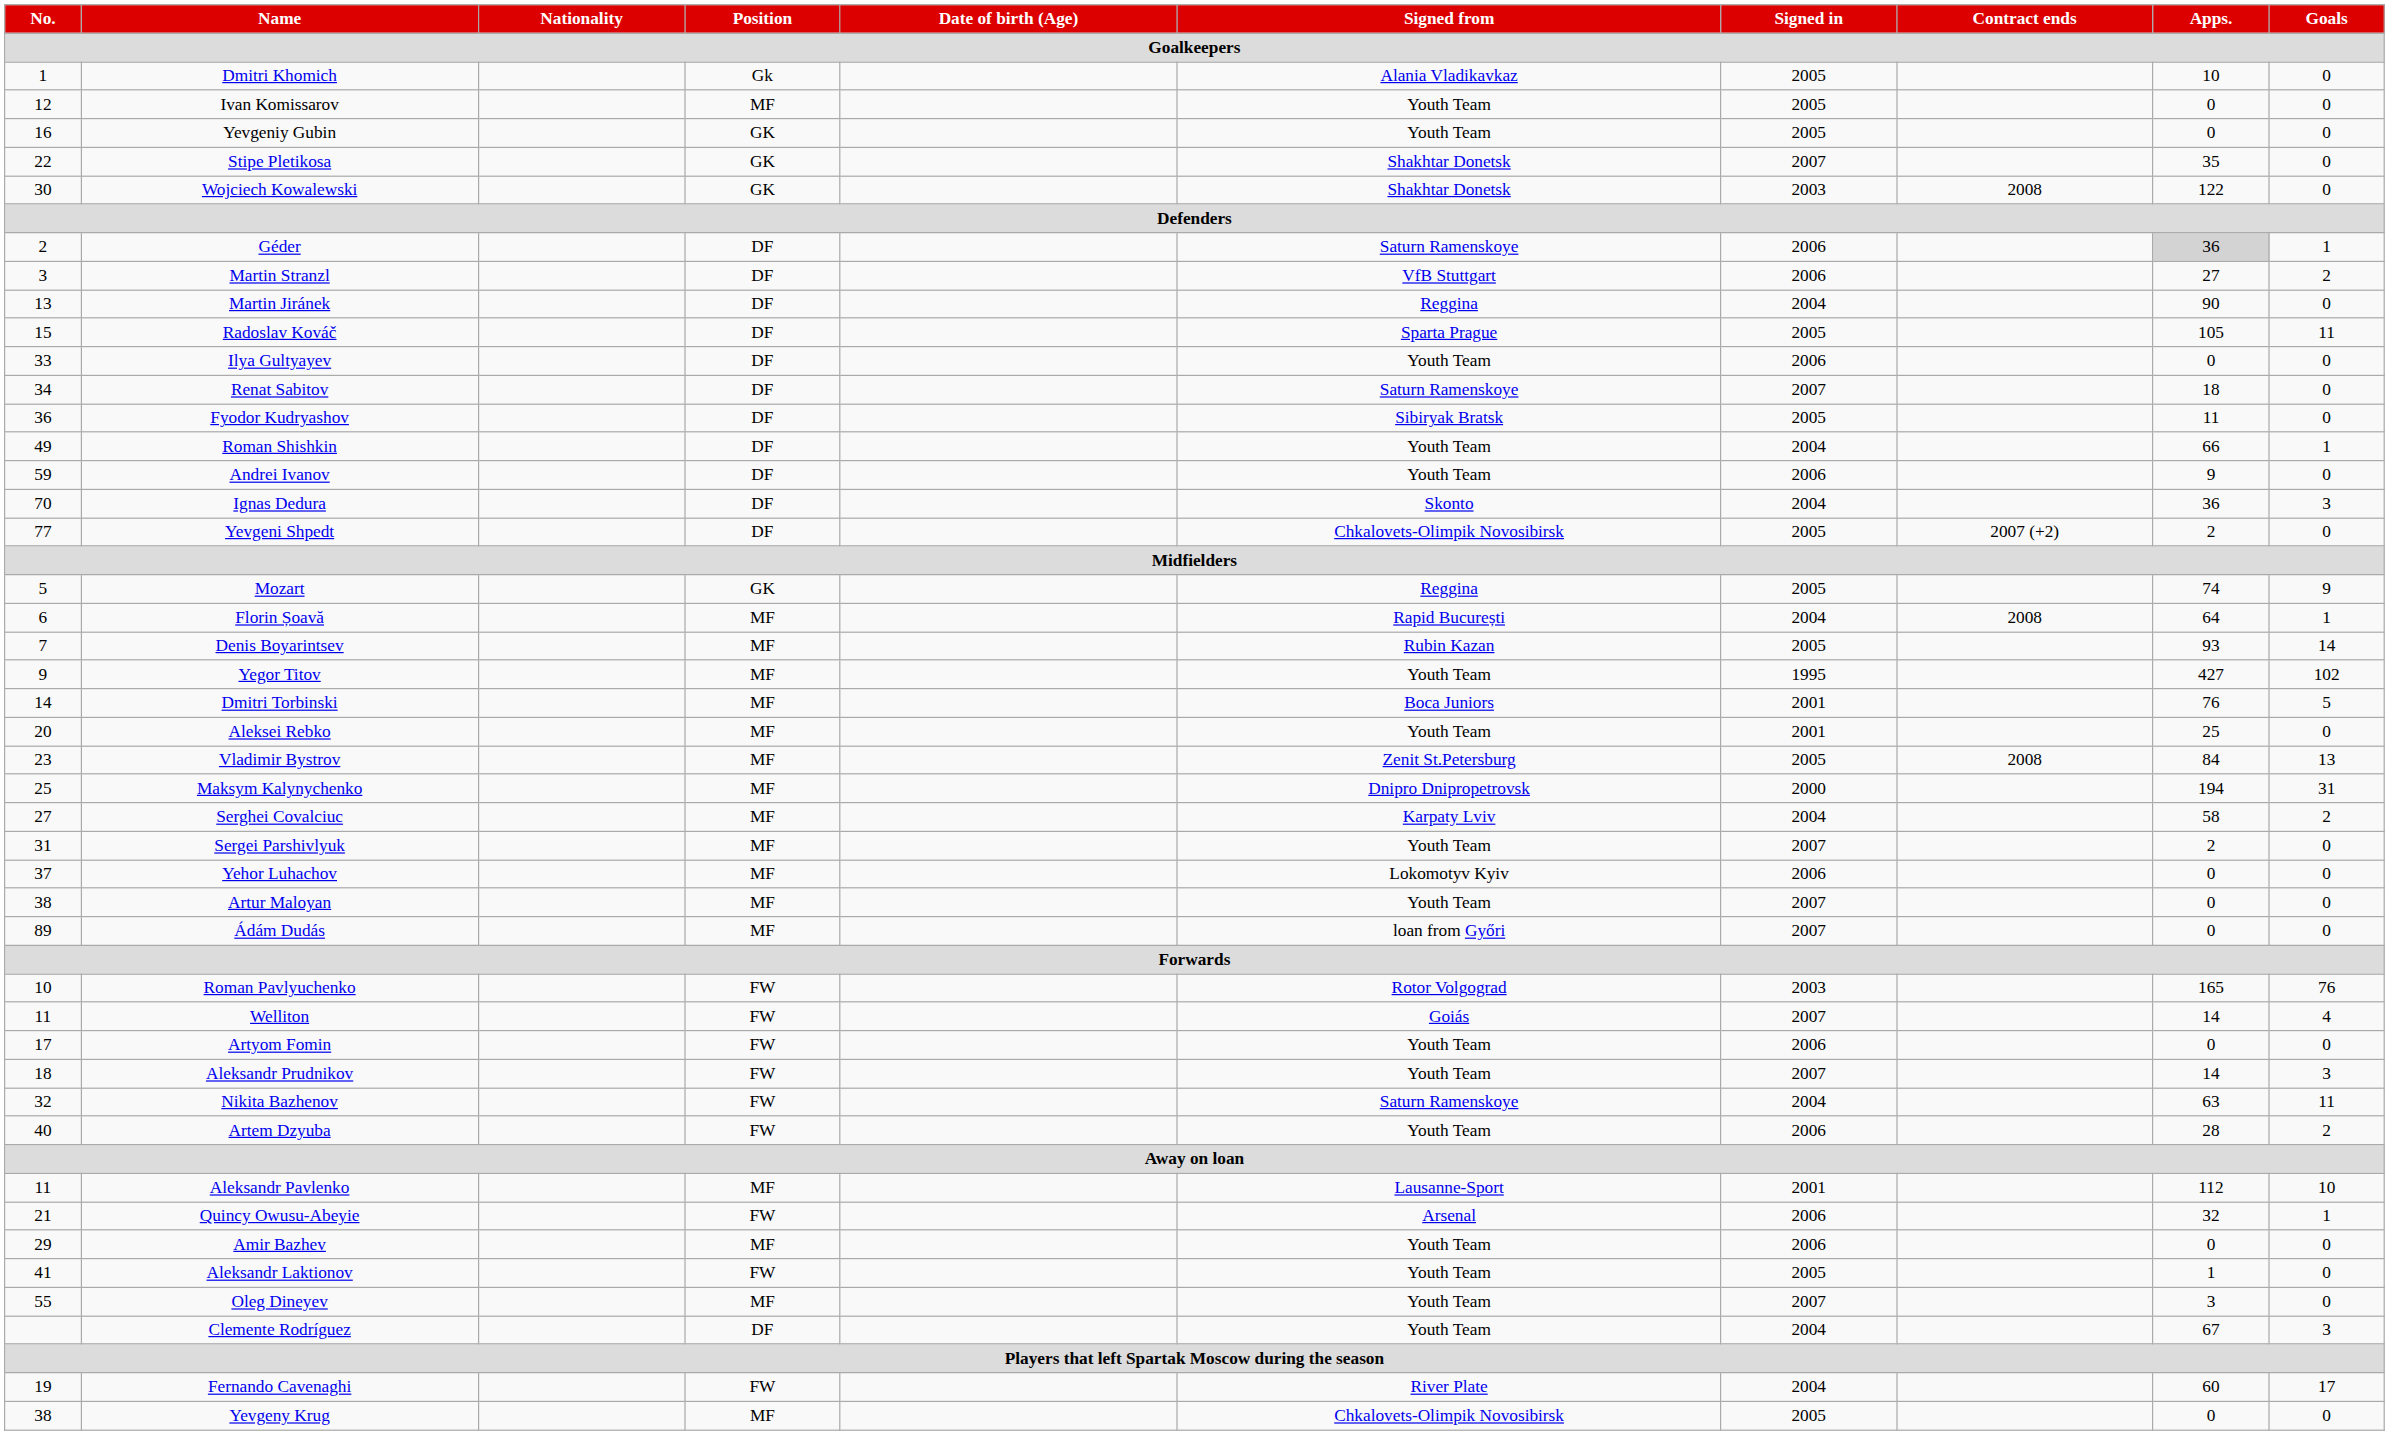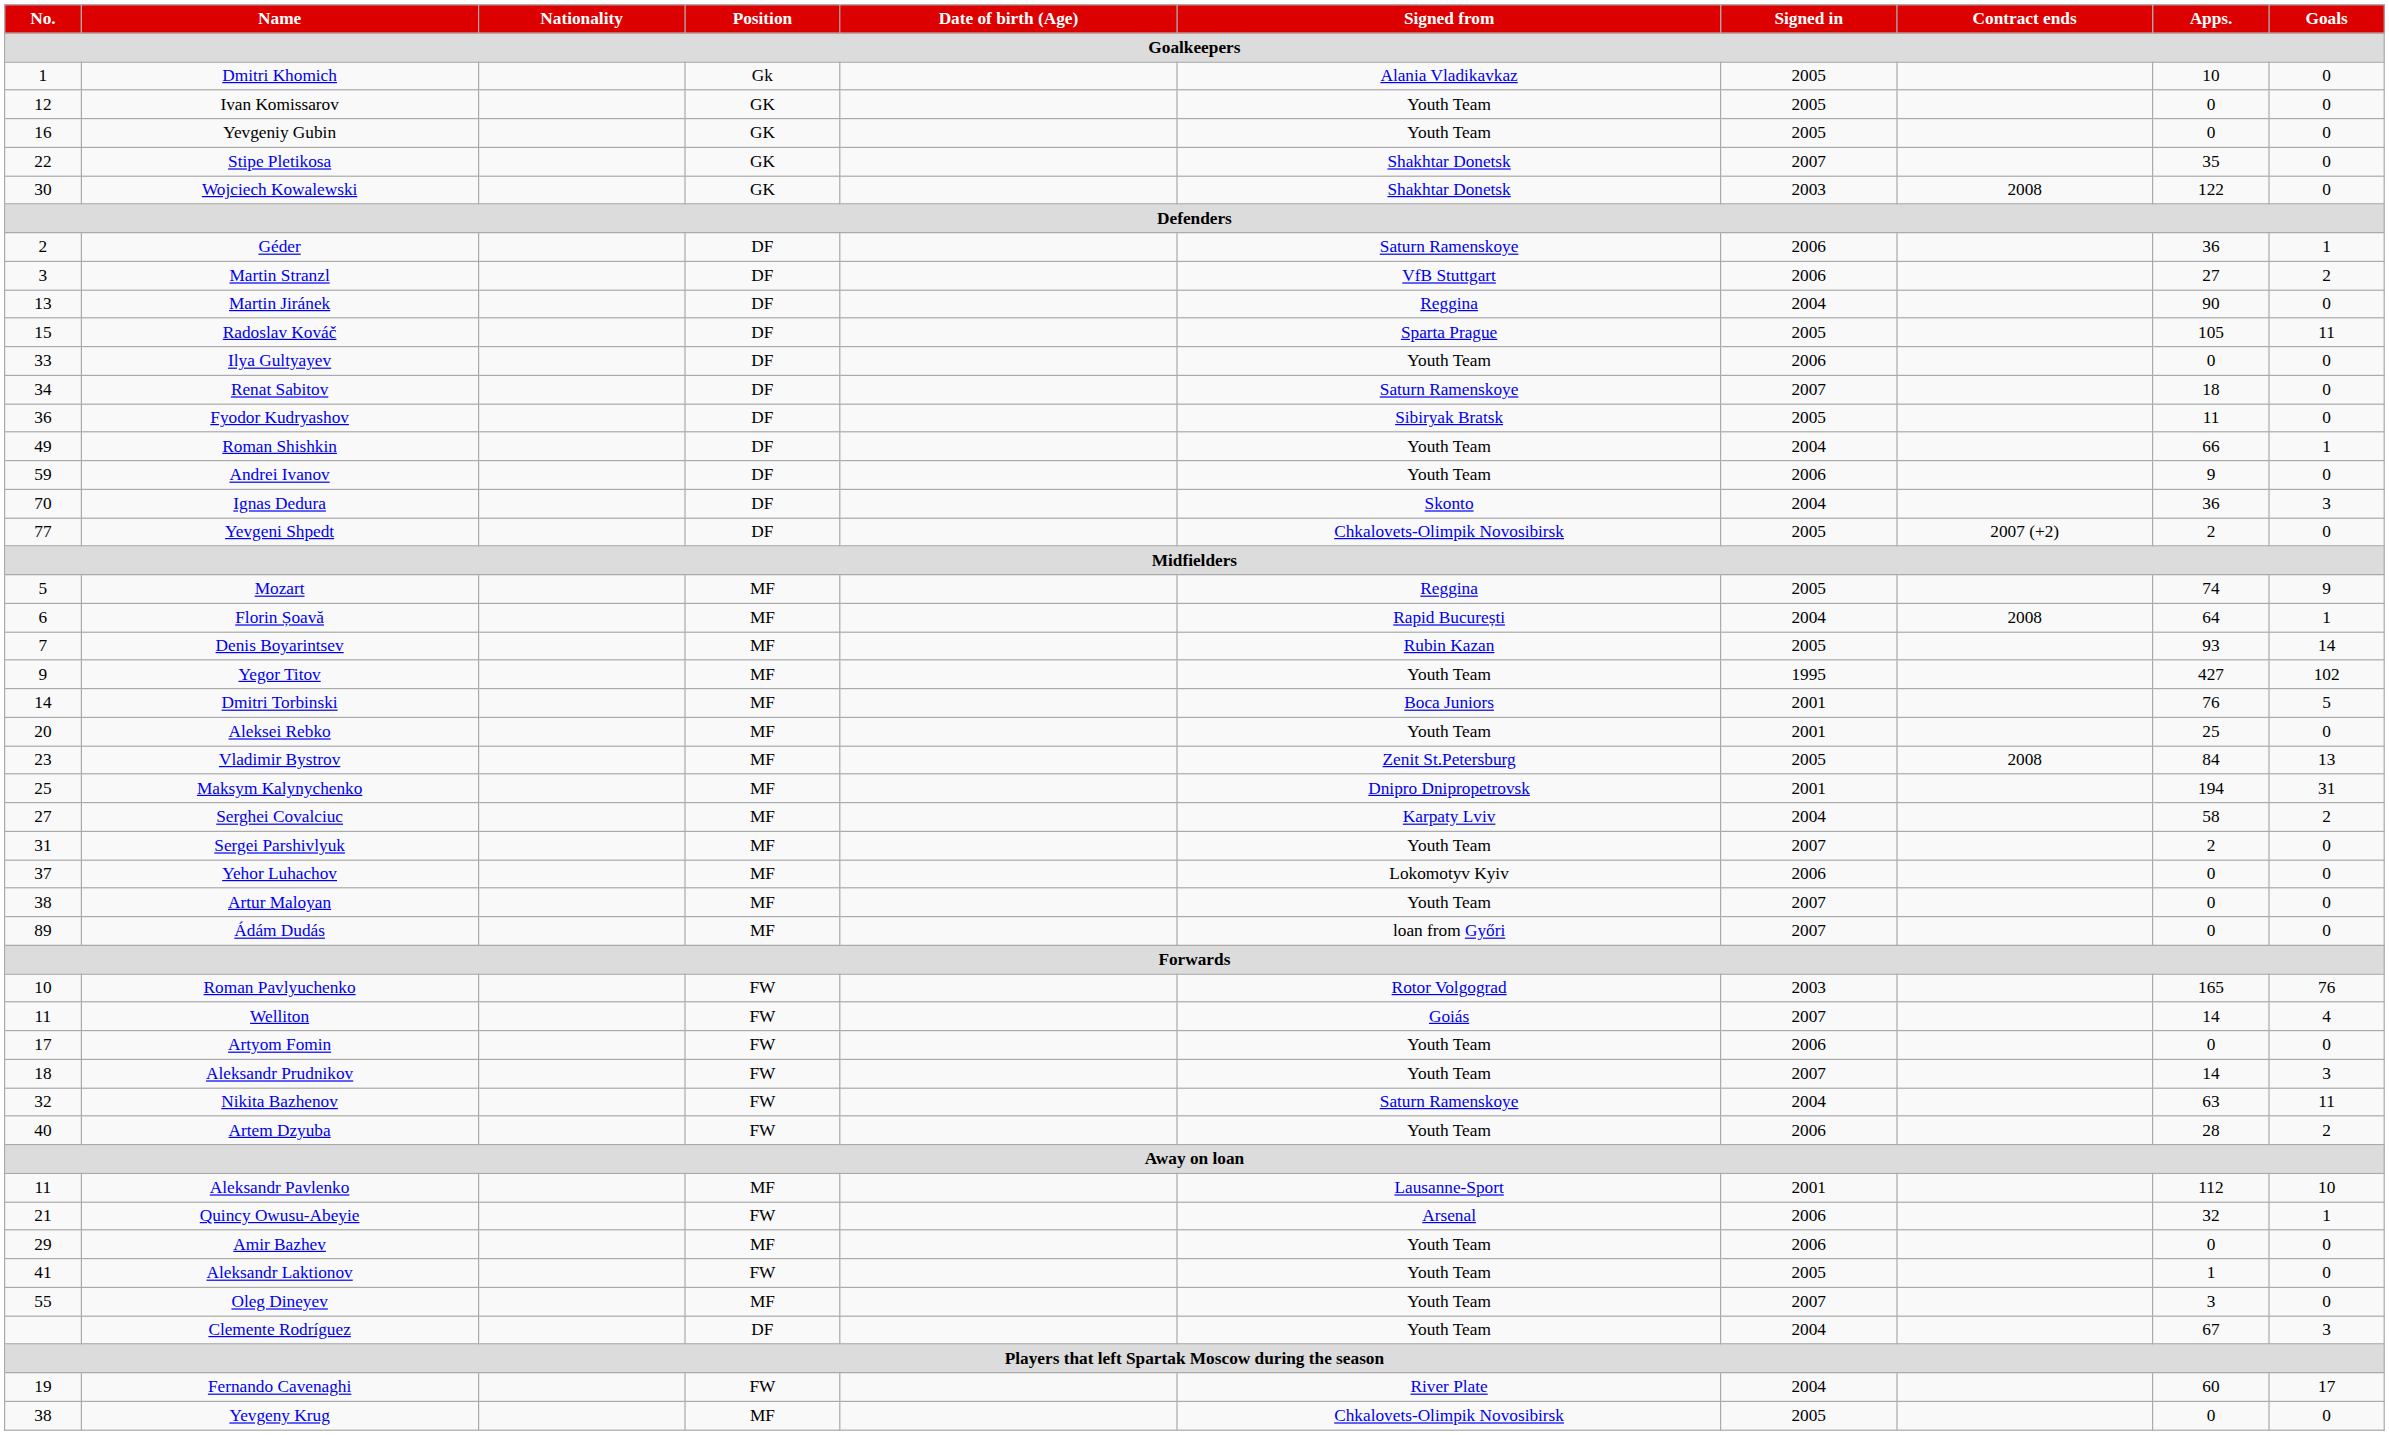(762, 104) MF -> (762, 104) GK
(2211, 247) lightgrey background -> (2211, 247) no background
(762, 589) GK -> (762, 589) MF
(1809, 788) 2000 -> (1809, 788) 2001
